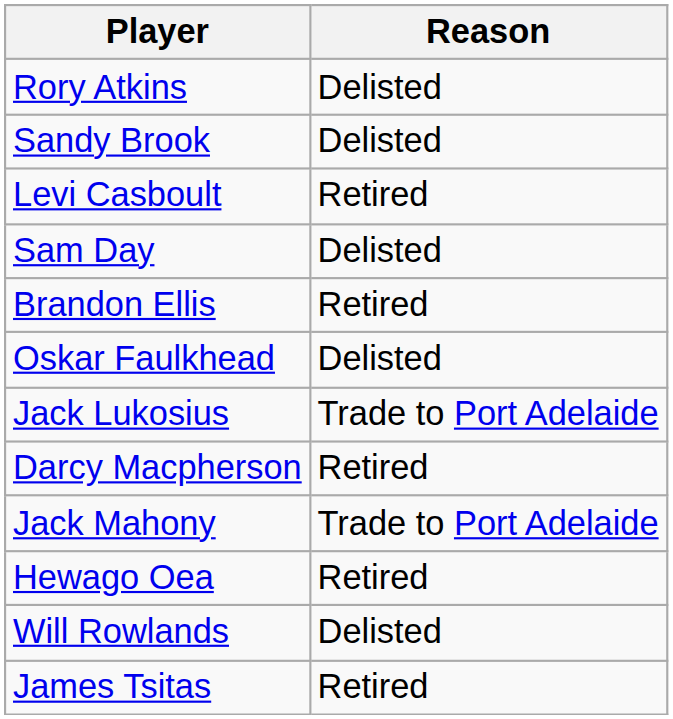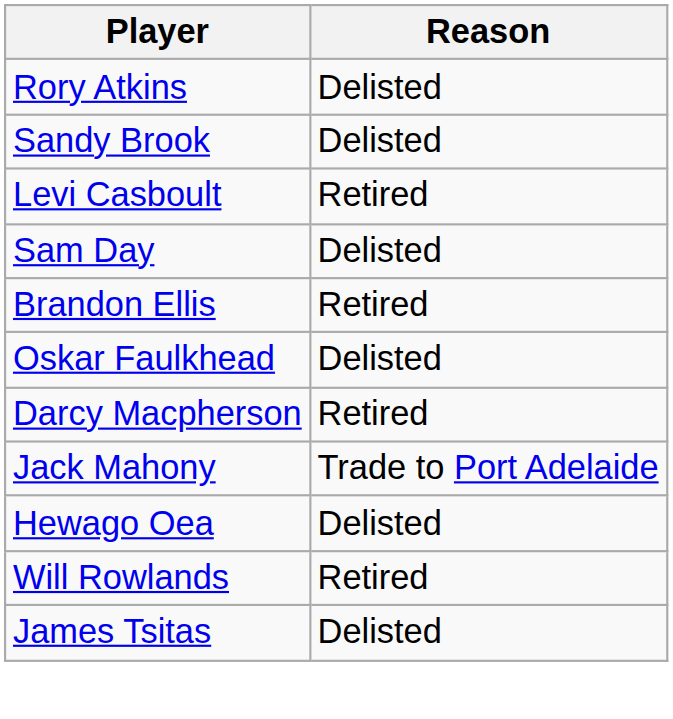- row: (121, 413)
(373, 577) Retired -> (380, 522) Delisted
(380, 631) Delisted -> (373, 577) Retired
(373, 686) Retired -> (380, 631) Delisted
